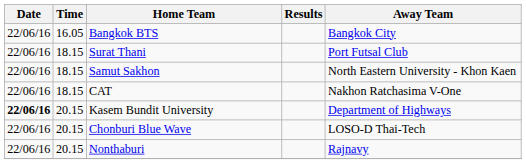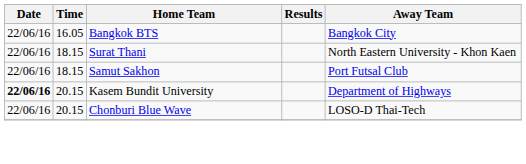(368, 52) Port Futsal Club -> (422, 52) North Eastern University - Khon Kaen
(422, 71) North Eastern University - Khon Kaen -> (368, 71) Port Futsal Club
- row: (100, 91)
- row: (117, 149)
